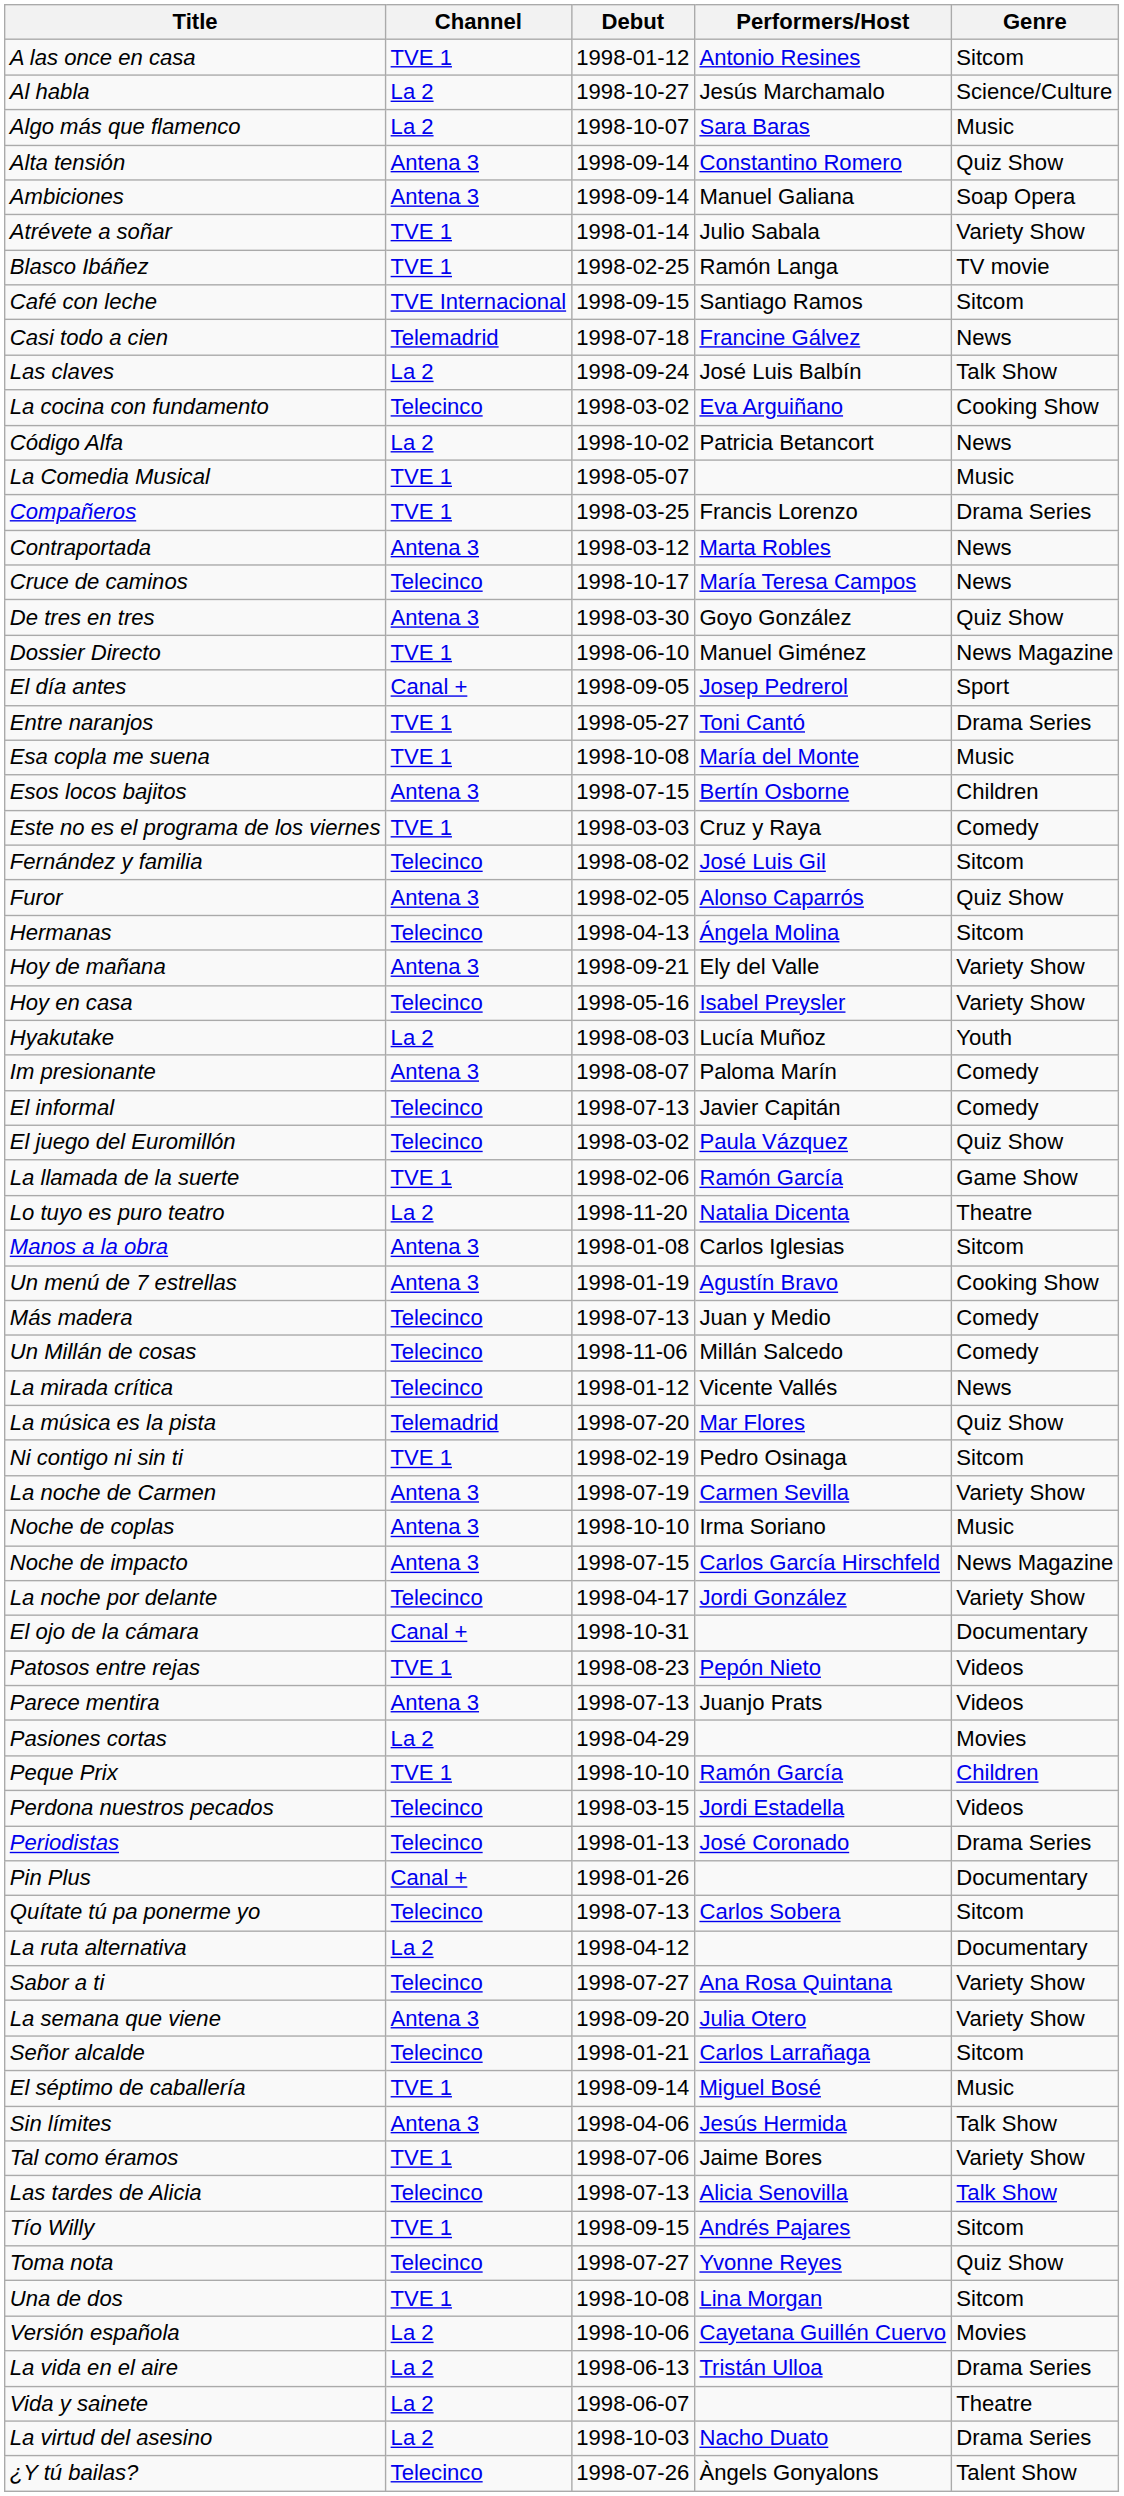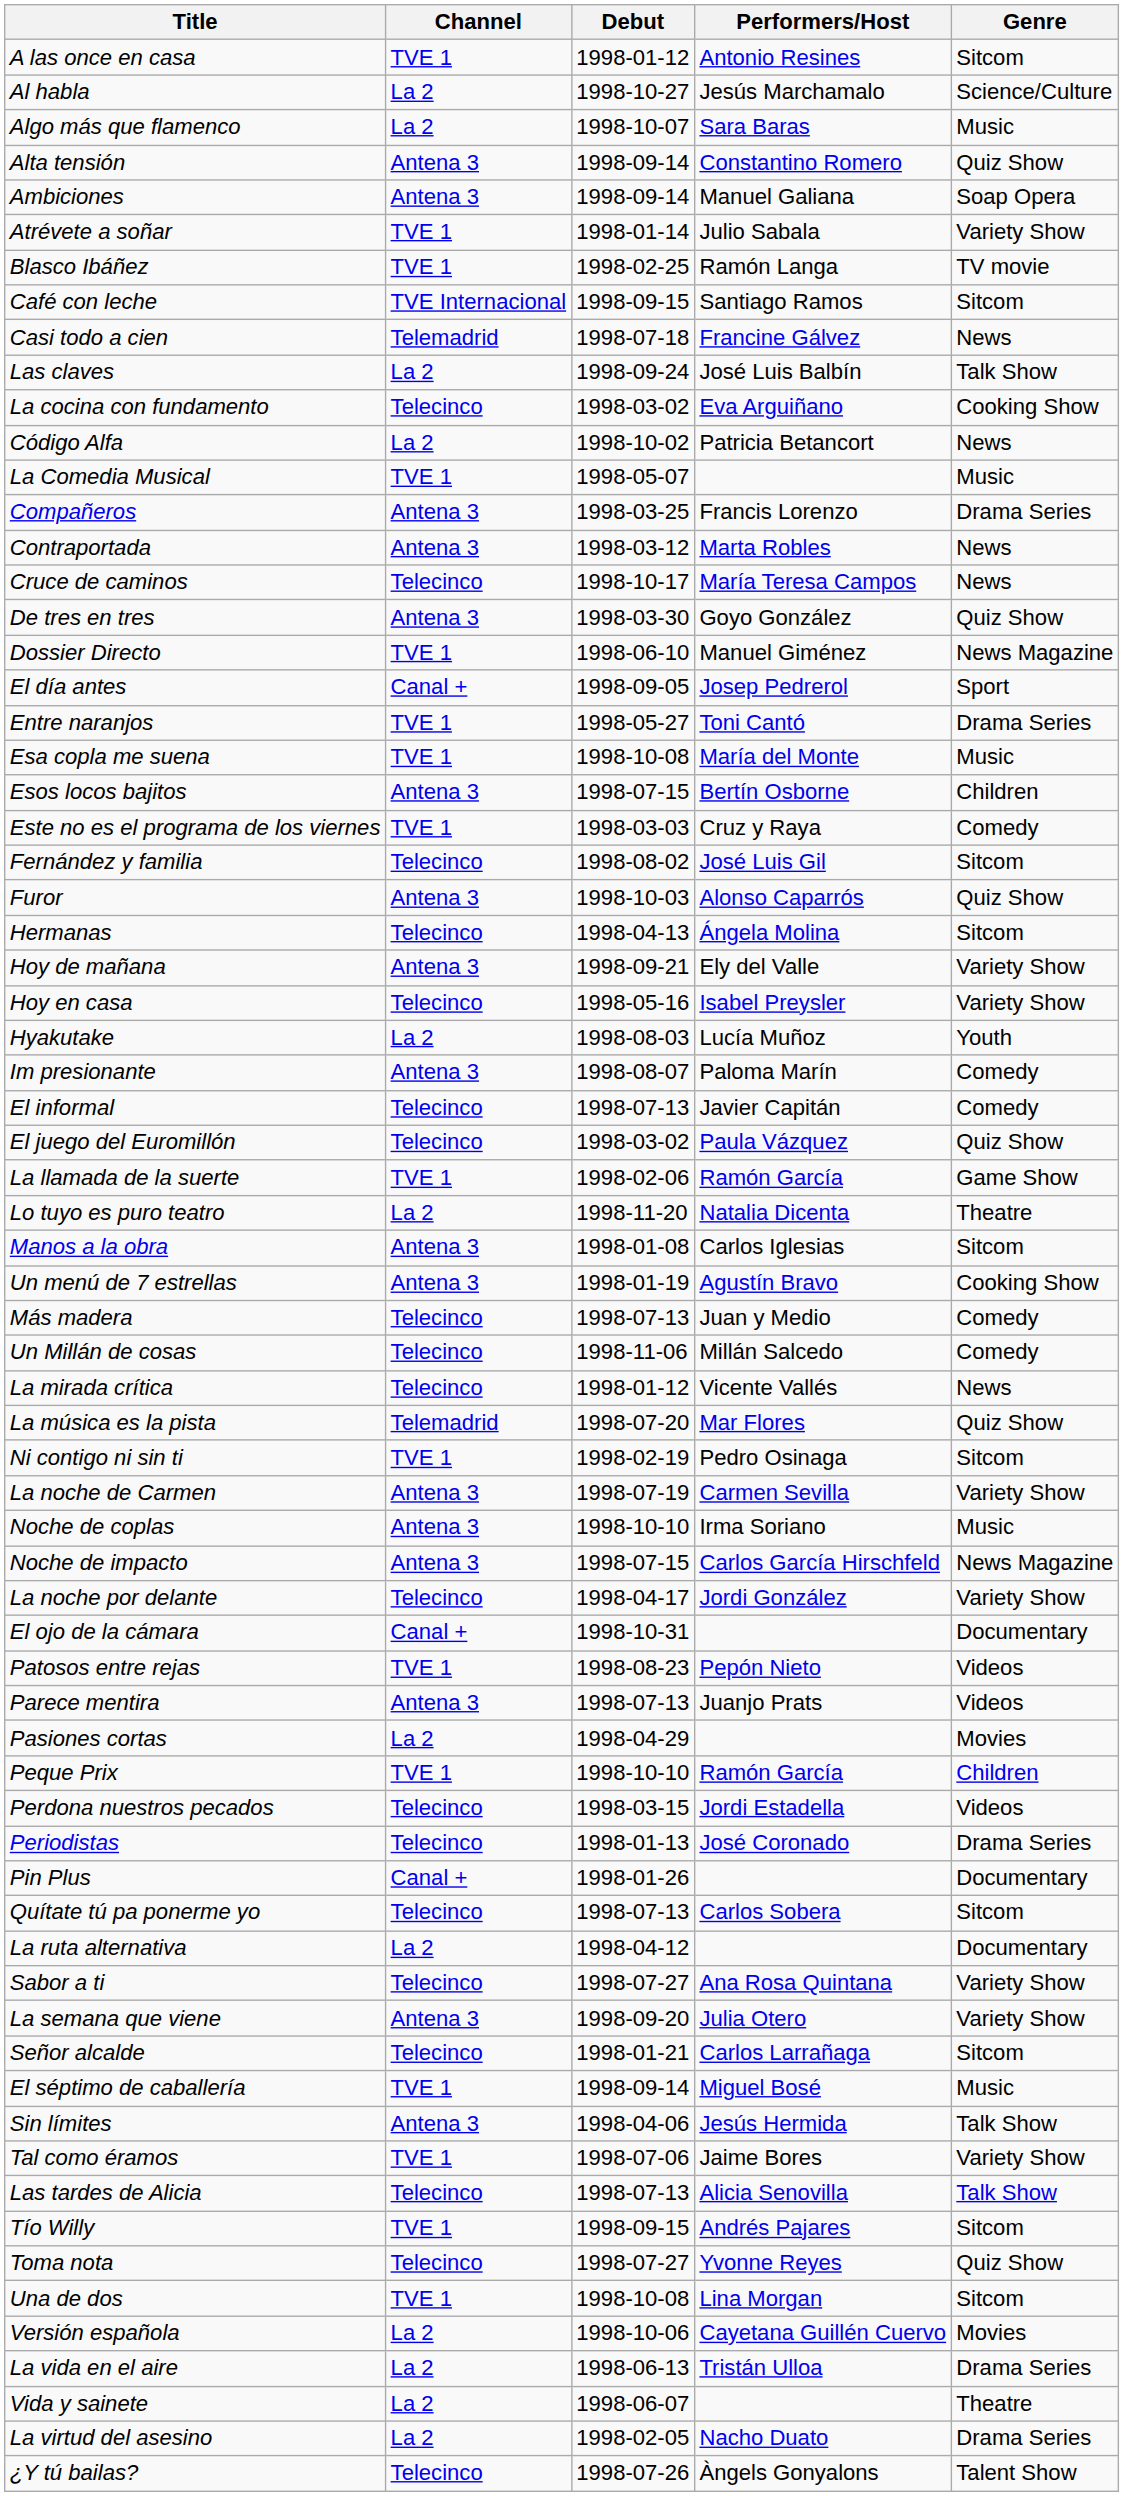(421, 512) TVE 1 -> (435, 512) Antena 3
(633, 897) 1998-02-05 -> (633, 897) 1998-10-03
(633, 2438) 1998-10-03 -> (633, 2438) 1998-02-05
